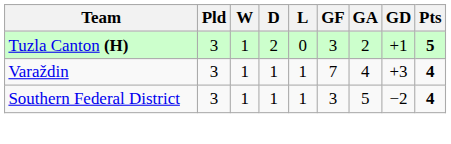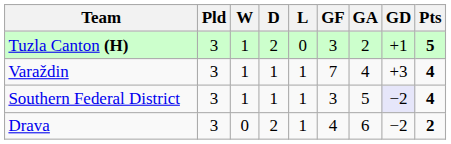(398, 98) no background -> (398, 98) lavender background
+ row: (29, 125)
